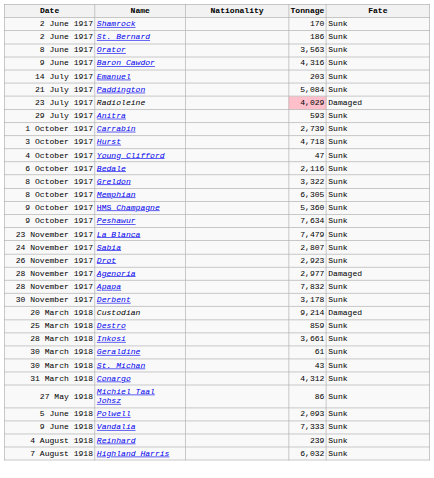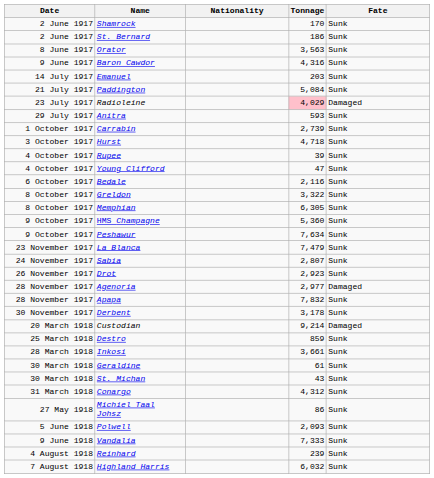+ row: (109, 155)
